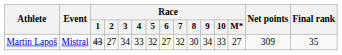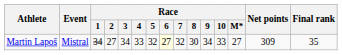(98, 42) 43 -> (98, 42) 34
